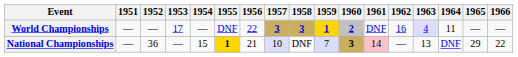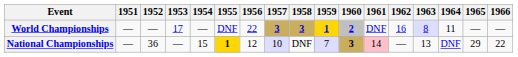(426, 28) 4 -> (426, 28) 8
(252, 44) 21 -> (252, 44) 12
